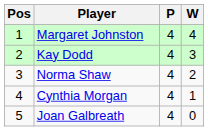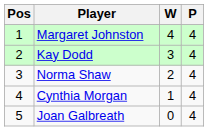columns swapped: (171, 14) <-> (193, 14)
